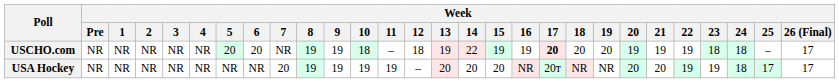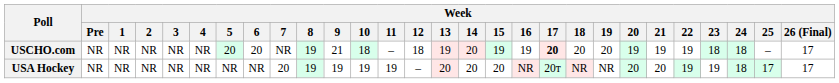(337, 50) 19 -> (337, 50) 21
(472, 50) 22 -> (472, 50) 20
